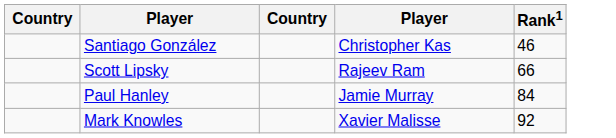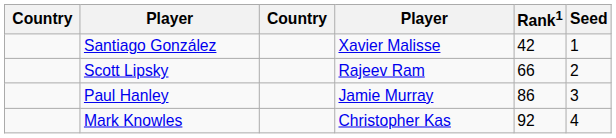+ column: (589, 19)
(395, 46) Christopher Kas -> (389, 46) Xavier Malisse
(526, 46) 46 -> (526, 46) 42
(526, 95) 84 -> (526, 95) 86
(389, 120) Xavier Malisse -> (395, 120) Christopher Kas
